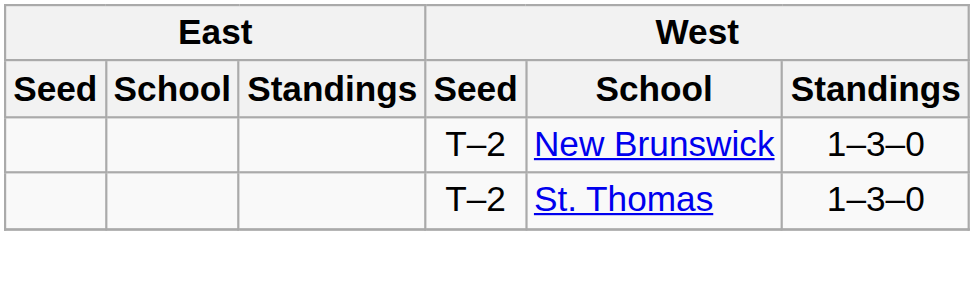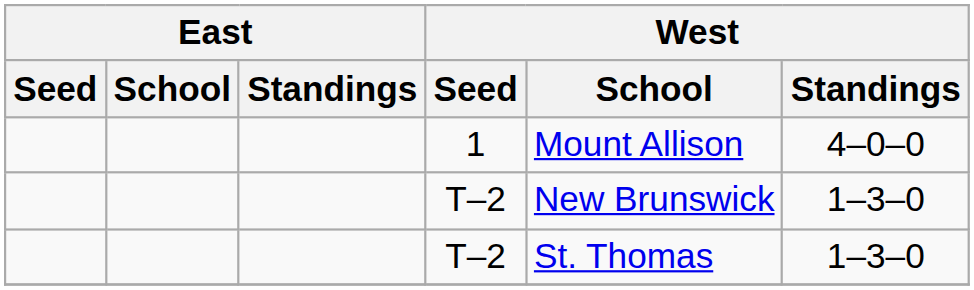+ row: (55, 145)
